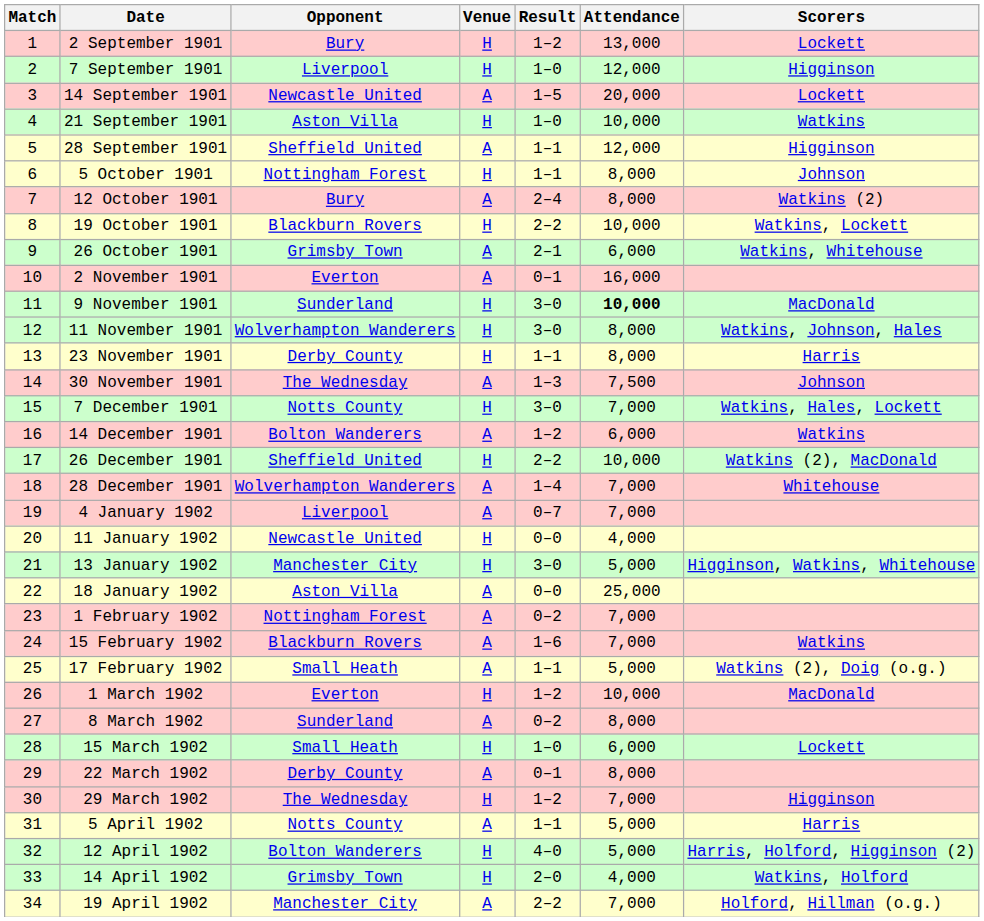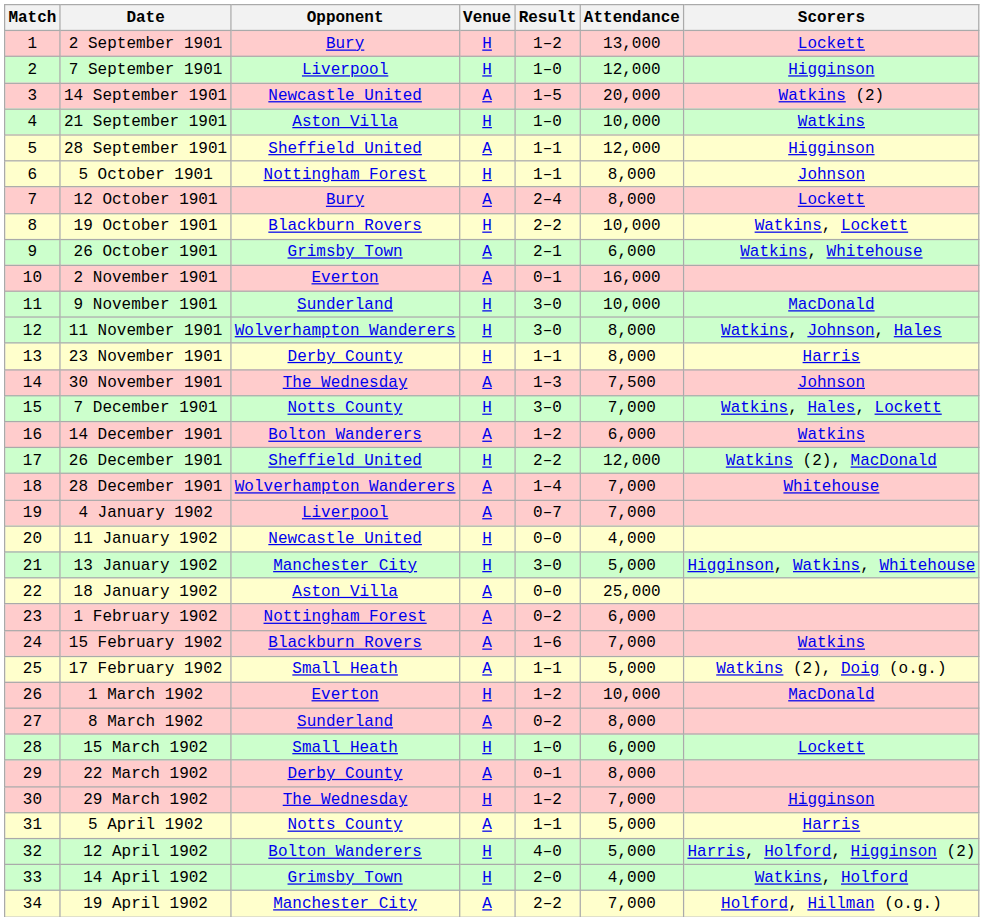(831, 96) Lockett -> (831, 96) Watkins (2)
(831, 200) Watkins (2) -> (831, 200) Lockett
(632, 304) bold -> (632, 304) normal
(632, 461) 10,000 -> (632, 461) 12,000
(632, 617) 7,000 -> (632, 617) 6,000
